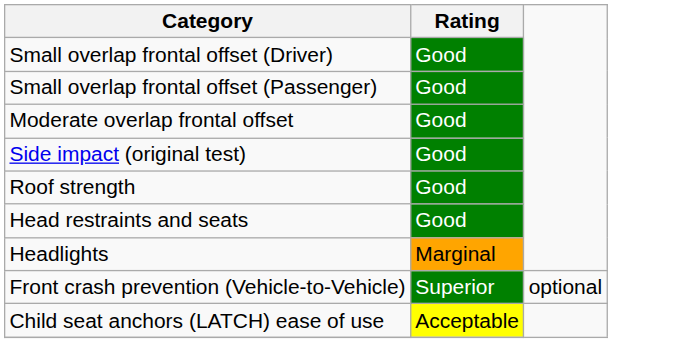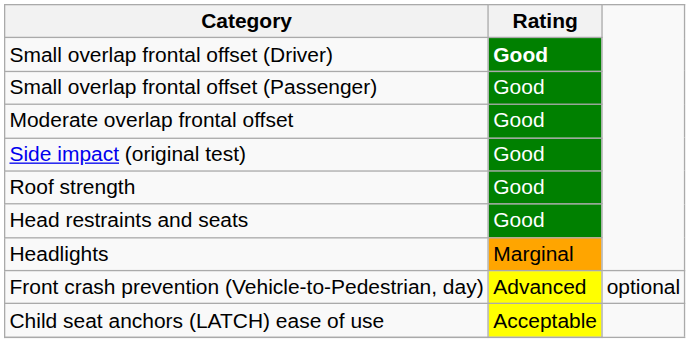(441, 54) normal -> (521, 54) bold
- row: (208, 287)
+ row: (247, 287)
